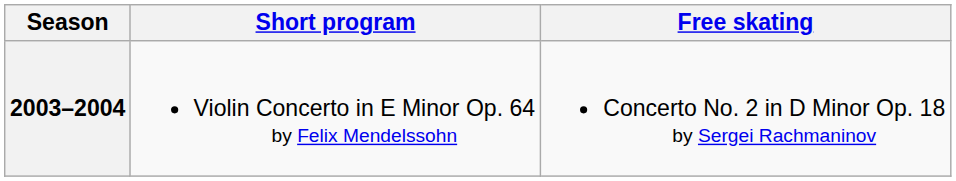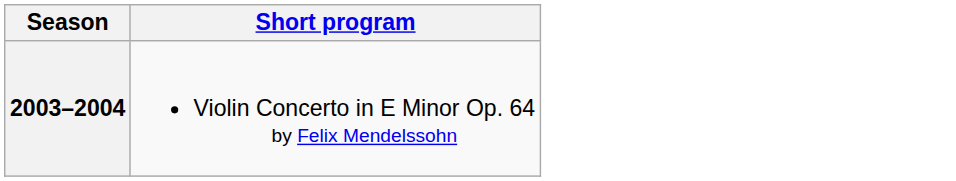- column: (745, 22)
